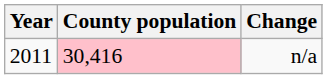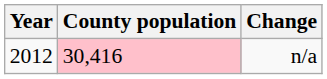(31, 55) 2011 -> (31, 55) 2012
